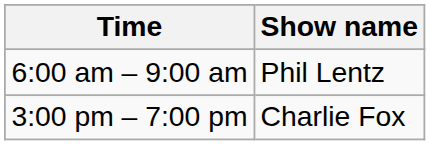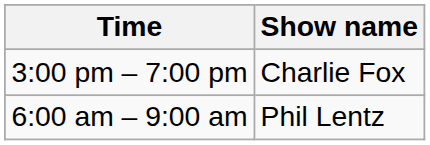rows swapped: (129, 71) <-> (129, 116)
